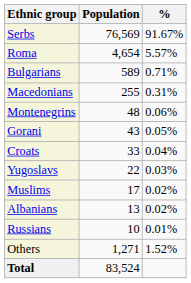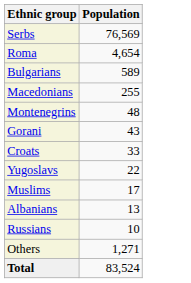- column: (164, 14)
